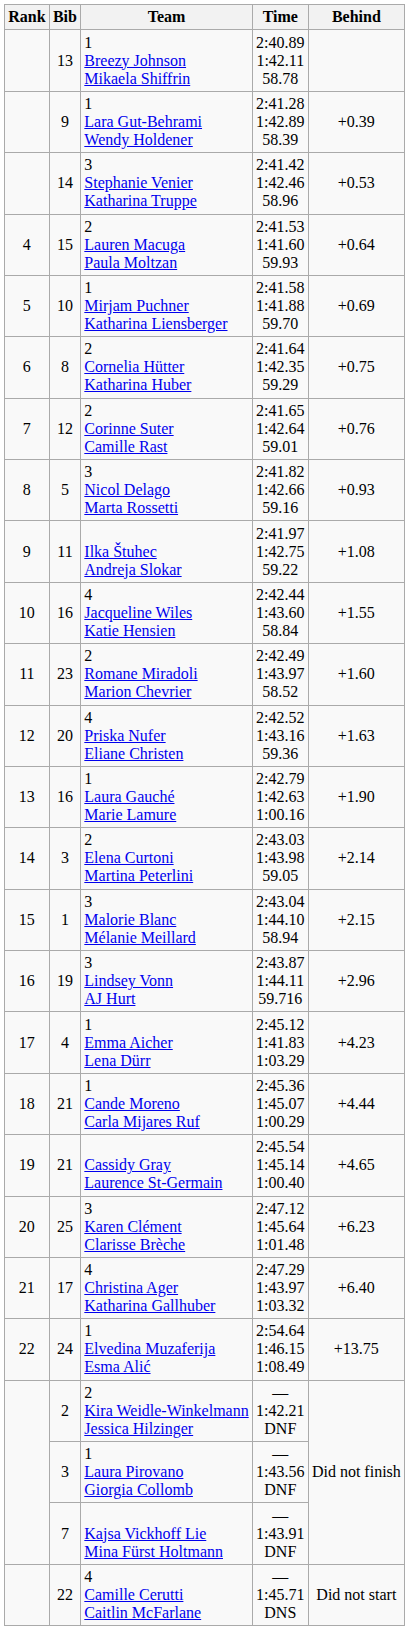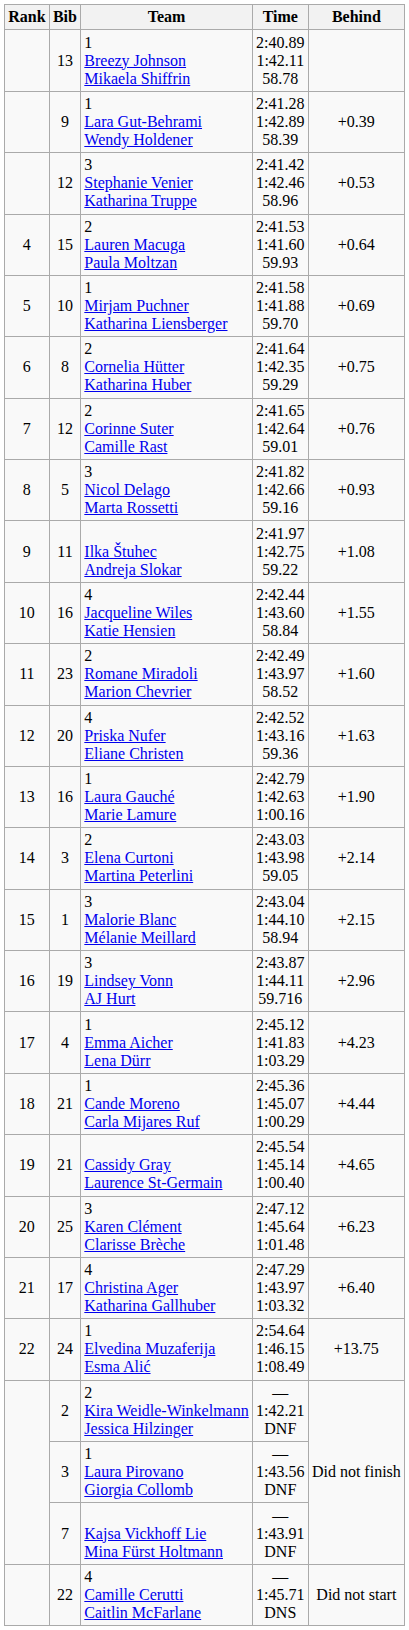(65, 183) 14 -> (65, 183) 12
